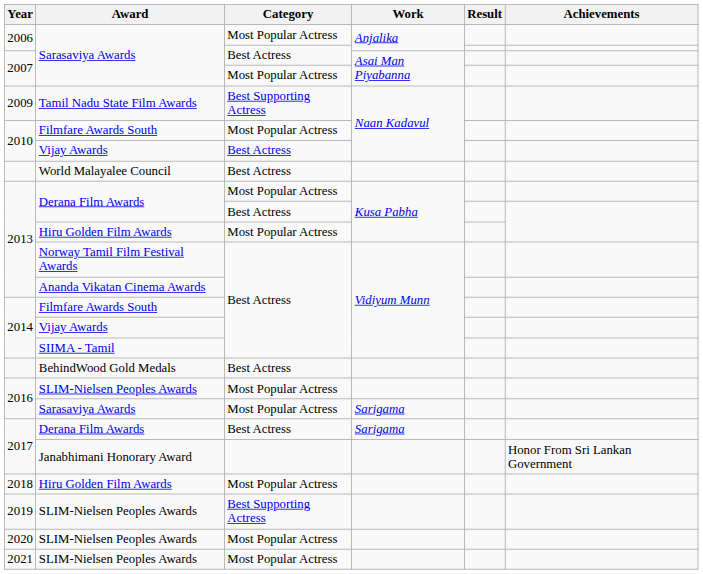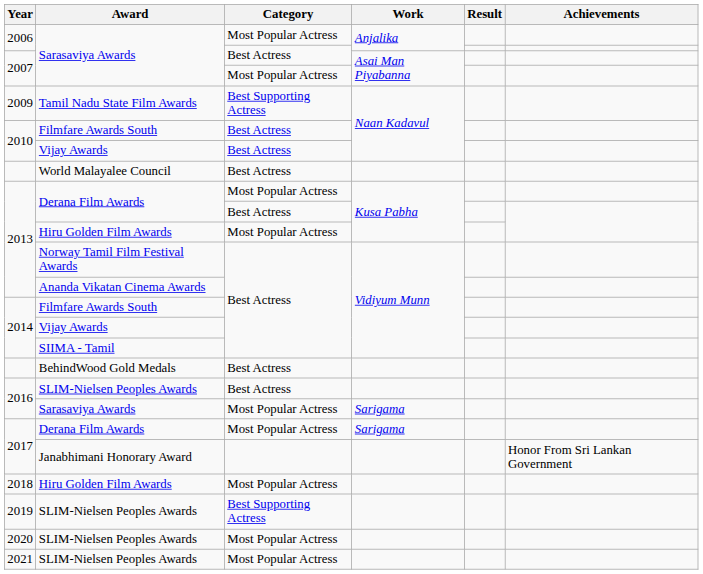(282, 130) Most Popular Actress -> (259, 130) Best Actress
(282, 388) Most Popular Actress -> (259, 388) Best Actress
(259, 429) Best Actress -> (282, 429) Most Popular Actress
